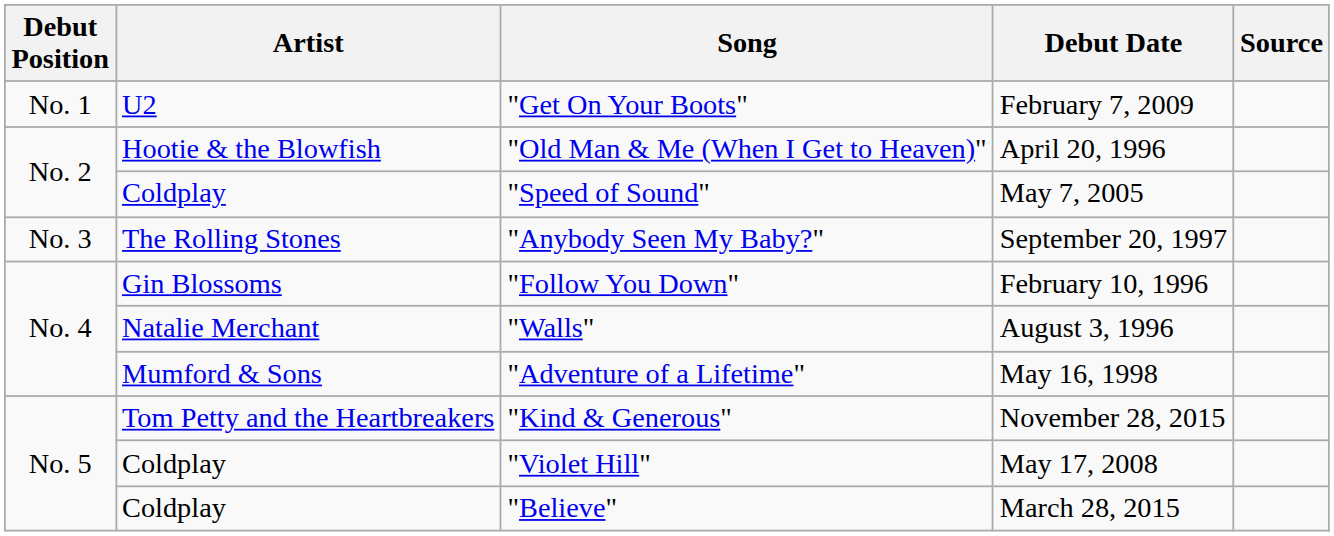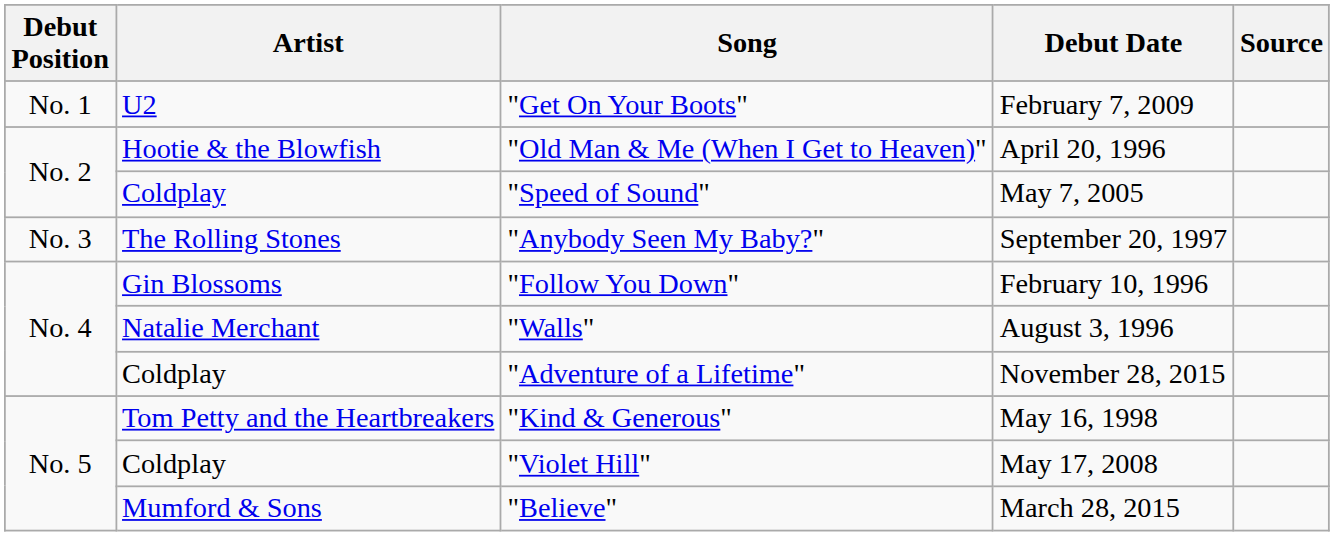(222, 373) Mumford & Sons -> (174, 373) Coldplay
(1079, 373) May 16, 1998 -> (1113, 373) November 28, 2015
(1113, 418) November 28, 2015 -> (1079, 418) May 16, 1998
(174, 507) Coldplay -> (222, 507) Mumford & Sons
